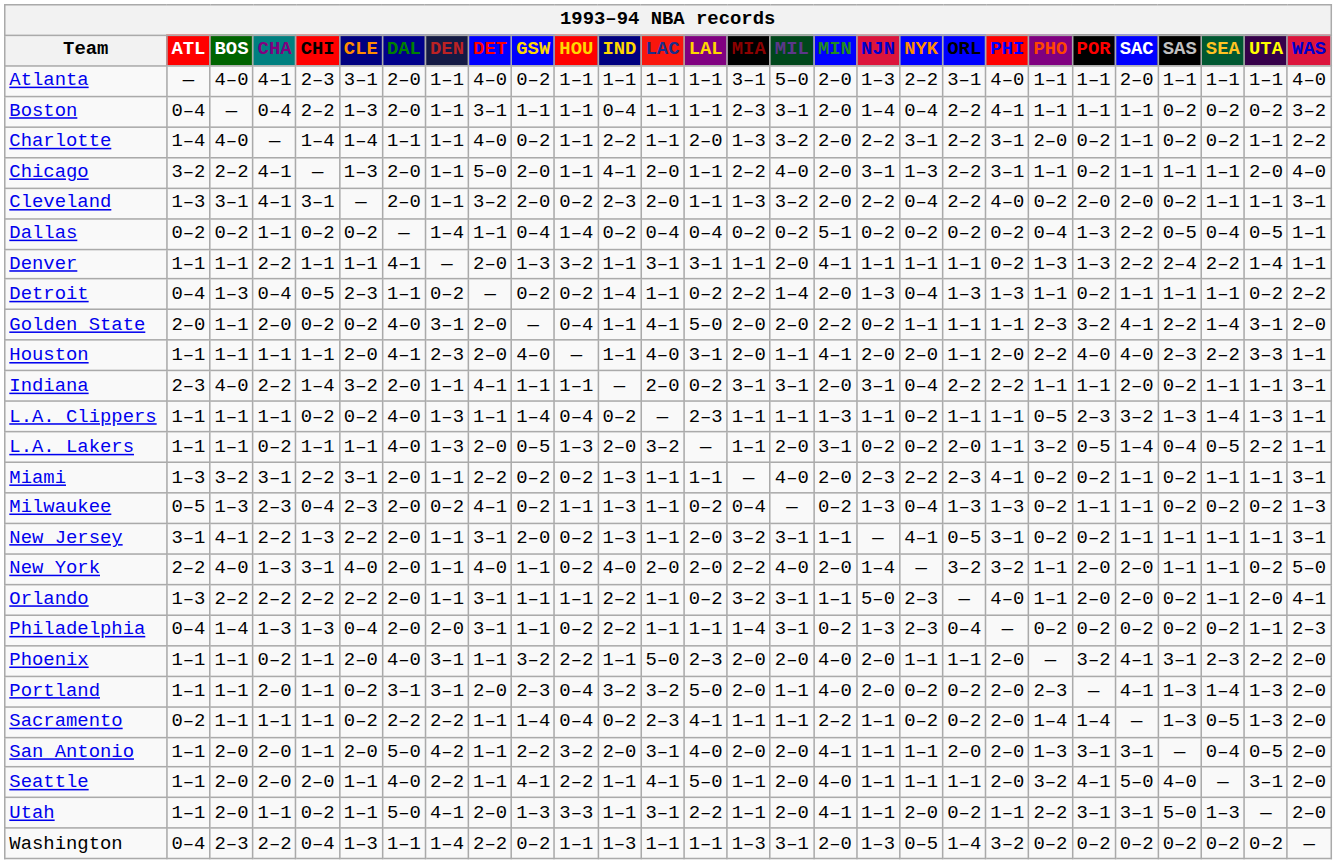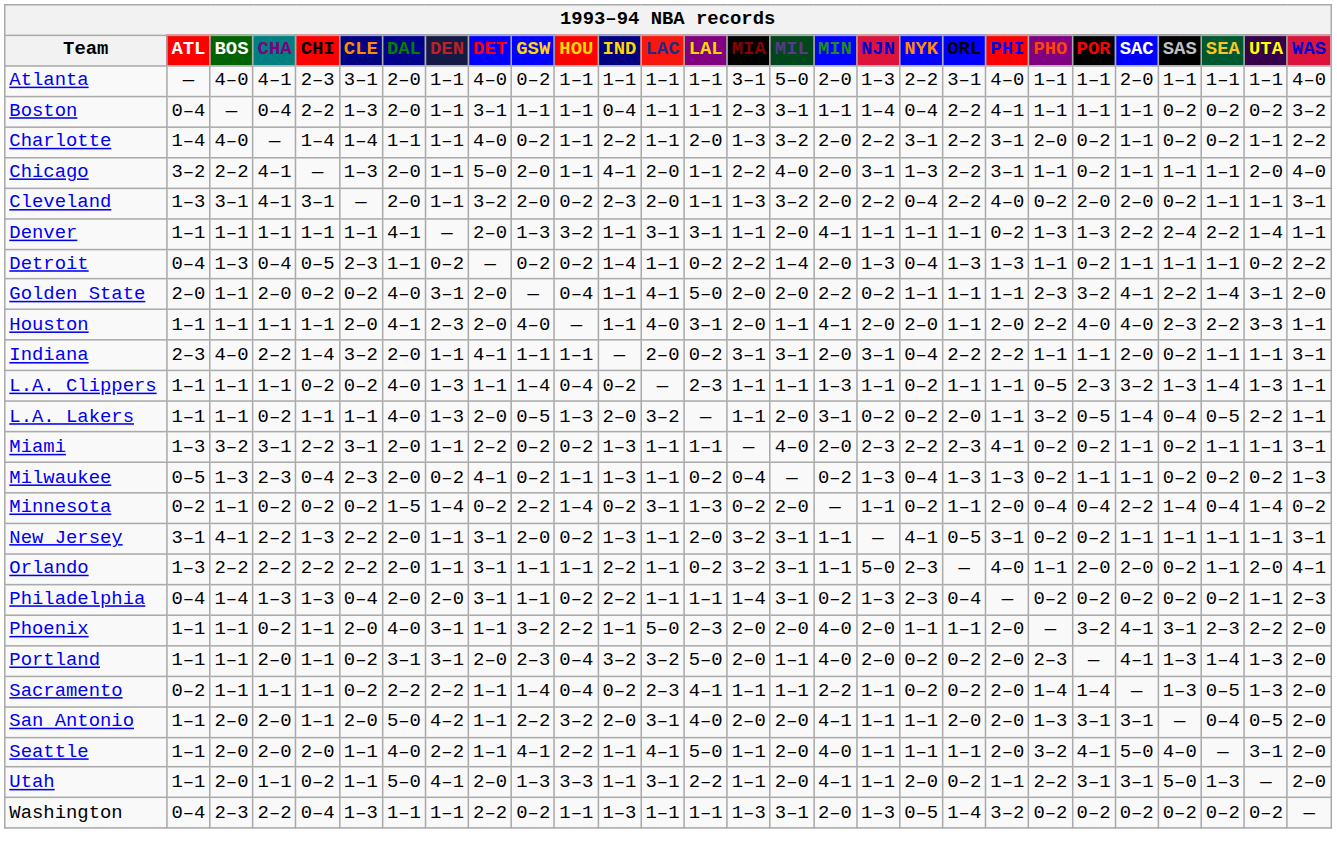(835, 112) 2–0 -> (835, 112) 1–1
- row: (43, 234)
(275, 264) 2–2 -> (275, 234) 1–1
+ row: (60, 508)
- row: (55, 569)
(447, 844) 1–4 -> (447, 813) 1–1
